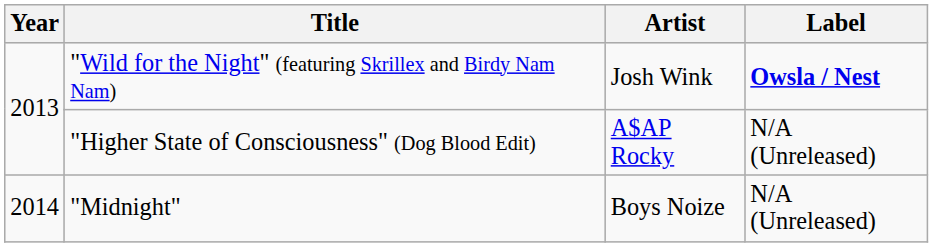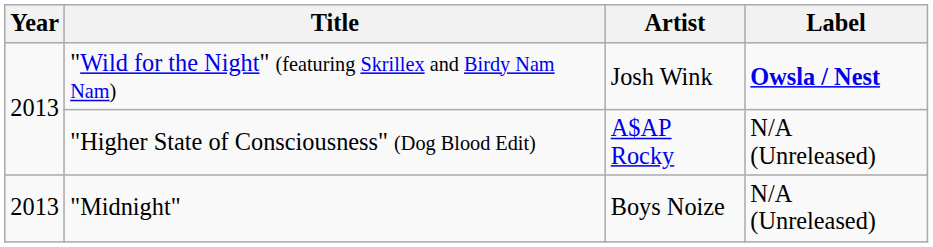(35, 207) 2014 -> (35, 207) 2013
